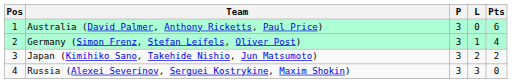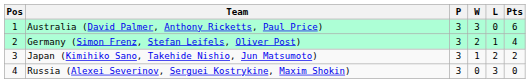+ column: (477, 12)
